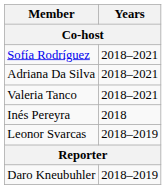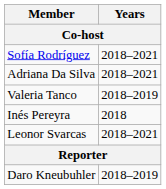(130, 94) 2018–2021 -> (130, 94) 2018–2019
(130, 134) 2018–2019 -> (130, 134) 2018–2021
